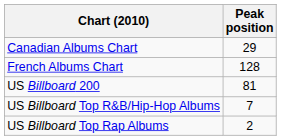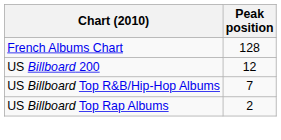- row: (72, 47)
(250, 86) 81 -> (250, 67) 12
